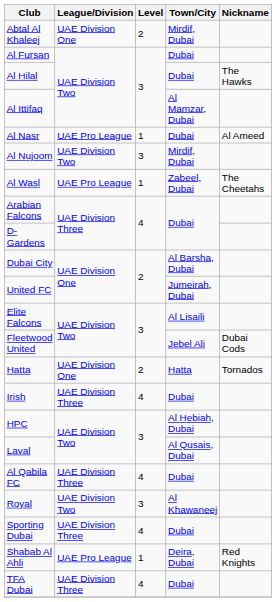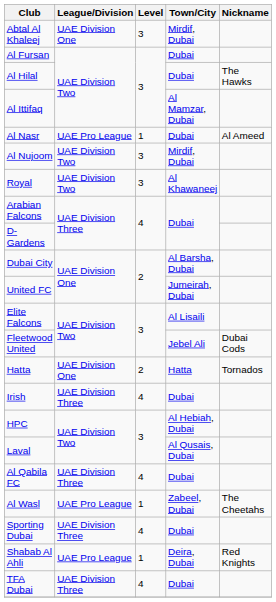(141, 34) 2 -> (141, 34) 3
rows swapped: (23, 183) <-> (19, 504)
